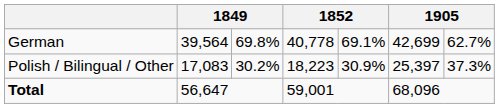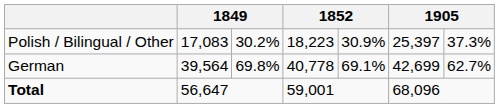rows swapped: (36, 41) <-> (91, 66)
